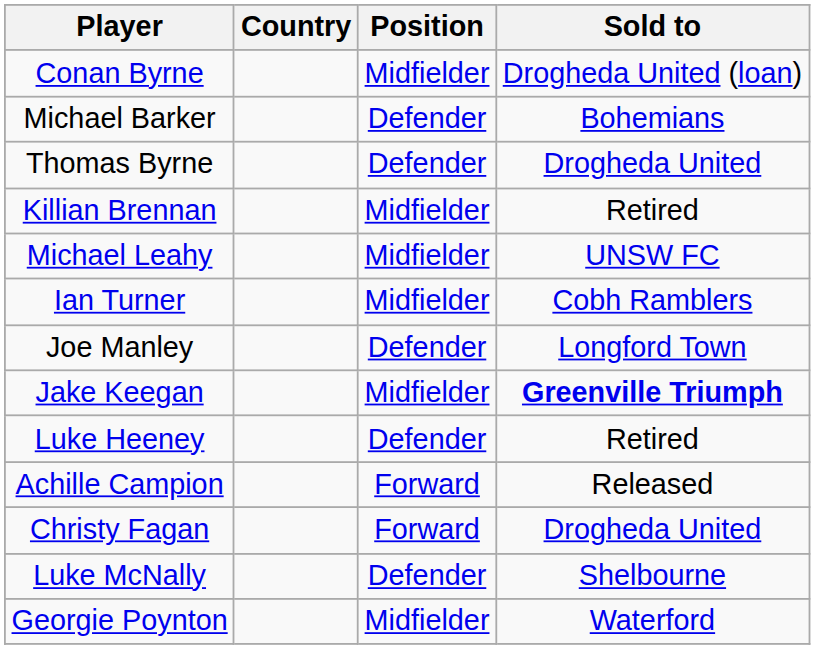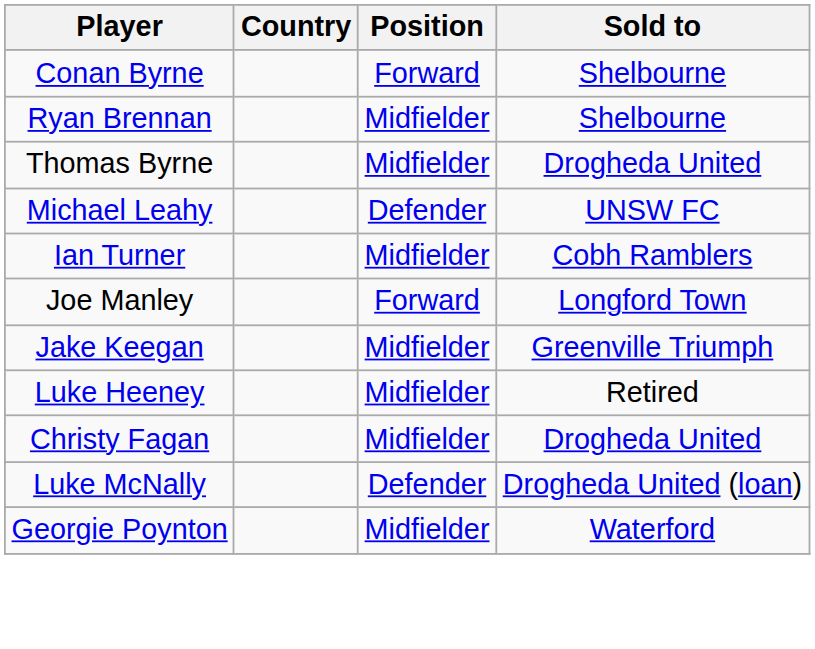(427, 73) Midfielder -> (427, 73) Forward
(652, 73) Drogheda United (loan) -> (652, 73) Shelbourne
+ row: (120, 118)
- row: (120, 118)
(427, 164) Defender -> (427, 164) Midfielder
- row: (120, 210)
(427, 255) Midfielder -> (427, 210) Defender
(427, 347) Defender -> (427, 301) Forward
(652, 392) bold -> (652, 347) normal
(427, 438) Defender -> (427, 392) Midfielder
- row: (120, 484)
(427, 529) Forward -> (427, 438) Midfielder
(652, 575) Shelbourne -> (652, 484) Drogheda United (loan)
